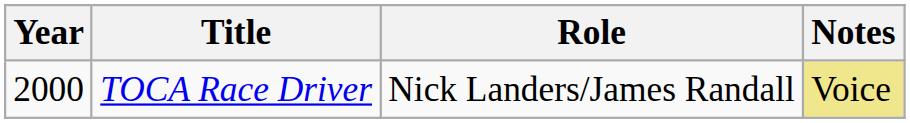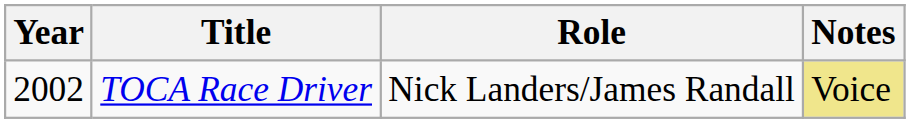(49, 88) 2000 -> (49, 88) 2002
